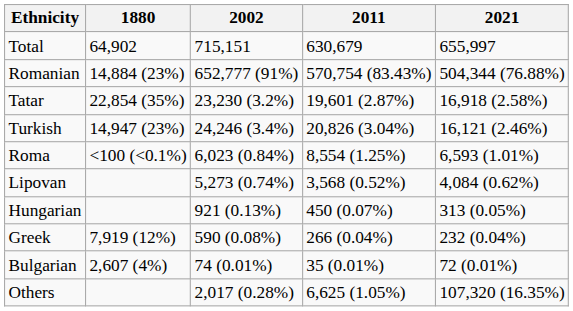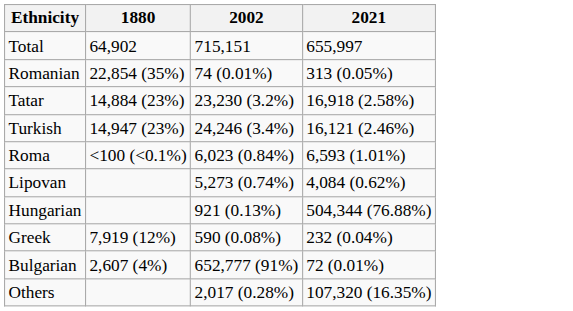- column: (369, 18)
(137, 73) 14,884 (23%) -> (137, 73) 22,854 (35%)
(246, 73) 652,777 (91%) -> (233, 73) 74 (0.01%)
(502, 73) 504,344 (76.88%) -> (349, 73) 313 (0.05%)
(137, 100) 22,854 (35%) -> (137, 100) 14,884 (23%)
(483, 210) 313 (0.05%) -> (369, 210) 504,344 (76.88%)
(233, 264) 74 (0.01%) -> (246, 264) 652,777 (91%)
